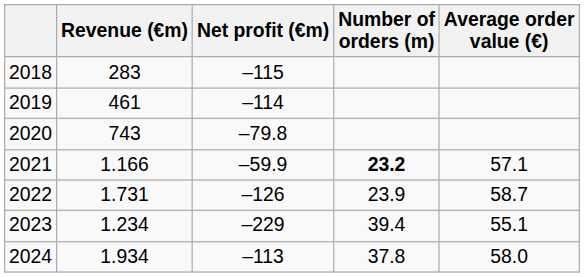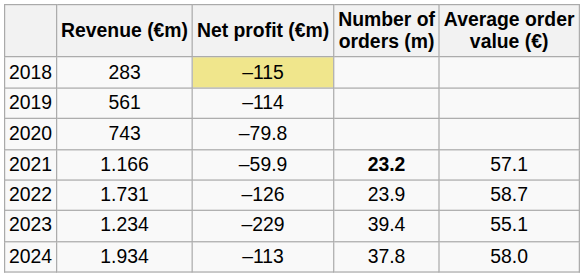(263, 72) no background -> (263, 72) khaki background
(125, 103) 461 -> (125, 103) 561
